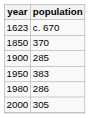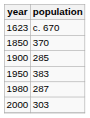(41, 89) 286 -> (41, 89) 287
(41, 105) 305 -> (41, 105) 303
